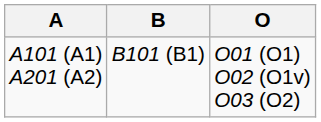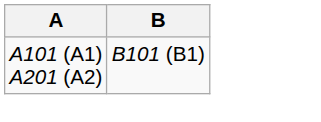- column: (262, 20)
